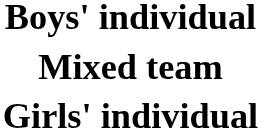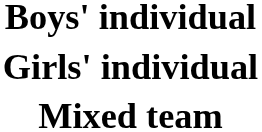rows swapped: (130, 116) <-> (130, 66)
